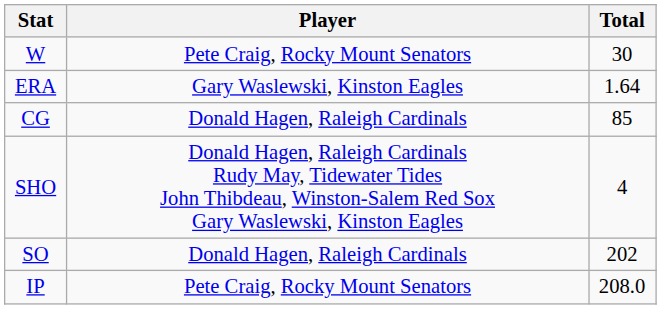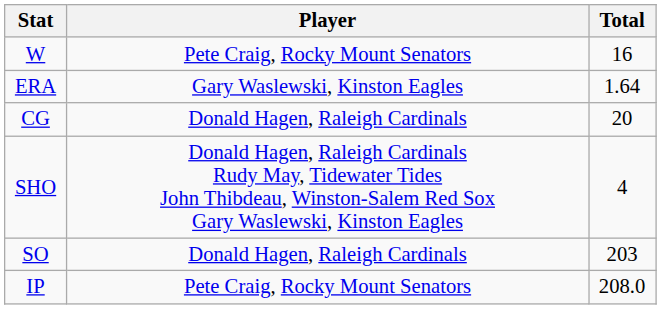(622, 53) 30 -> (622, 53) 16
(622, 119) 85 -> (622, 119) 20
(622, 254) 202 -> (622, 254) 203
